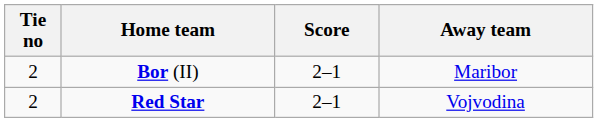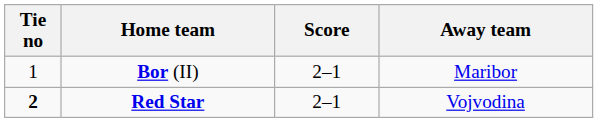(33, 71) 2 -> (33, 71) 1
(33, 102) normal -> (33, 102) bold
